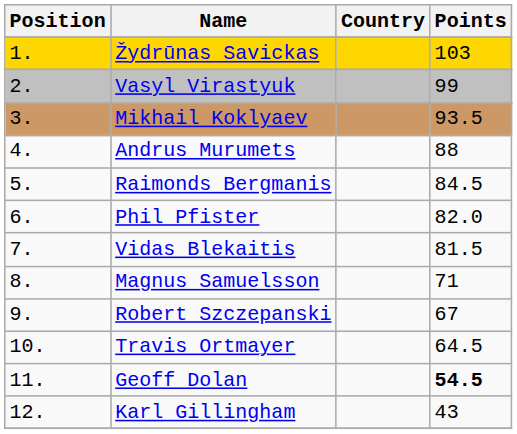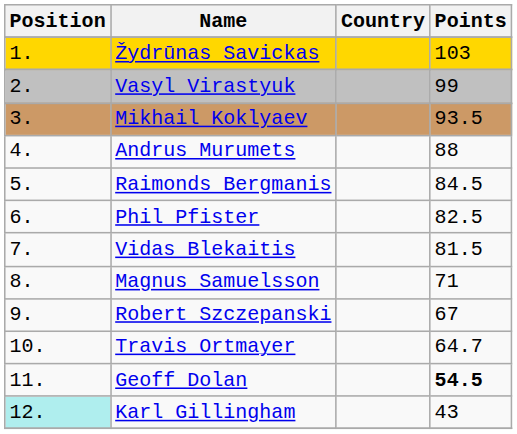(459, 217) 82.0 -> (459, 217) 82.5
(459, 347) 64.5 -> (459, 347) 64.7
(28, 413) no background -> (28, 413) paleturquoise background
